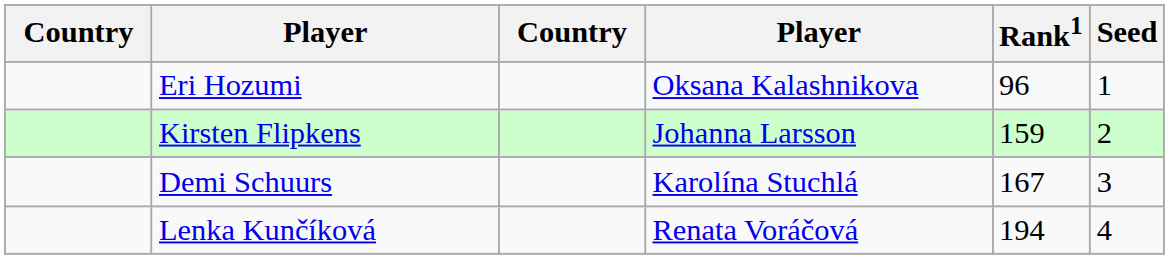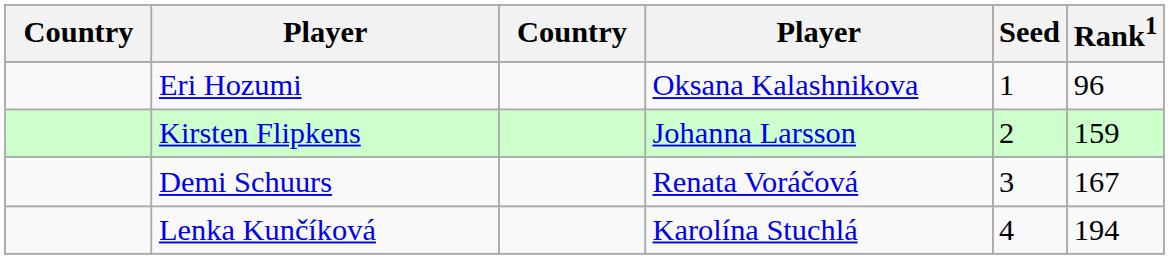columns swapped: (1041, 32) <-> (1127, 32)
(755, 181) Karolína Stuchlá -> (755, 181) Renata Voráčová
(755, 229) Renata Voráčová -> (755, 229) Karolína Stuchlá
